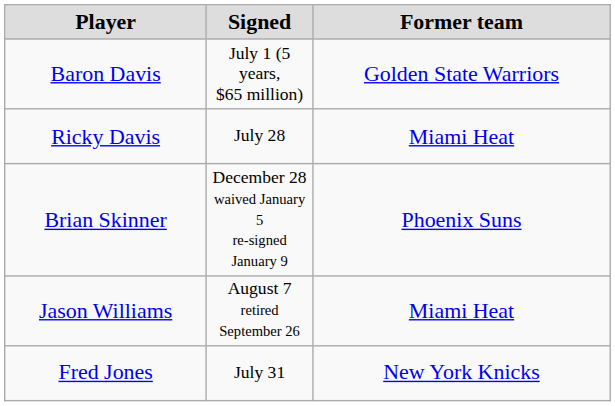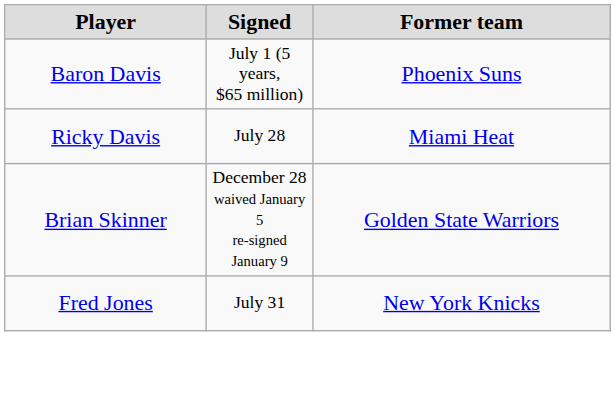(461, 74) Golden State Warriors -> (461, 74) Phoenix Suns
(461, 219) Phoenix Suns -> (461, 219) Golden State Warriors
- row: (106, 310)
